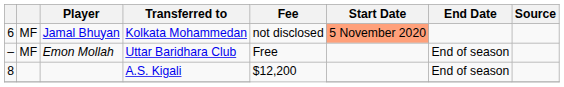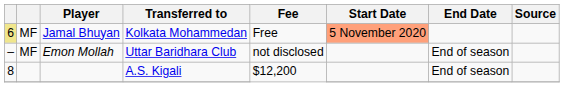(11, 33) no background -> (11, 33) khaki background
(288, 33) not disclosed -> (265, 33) Free
(265, 52) Free -> (288, 52) not disclosed
